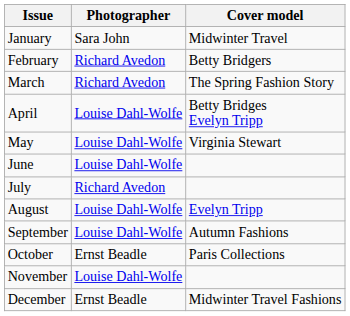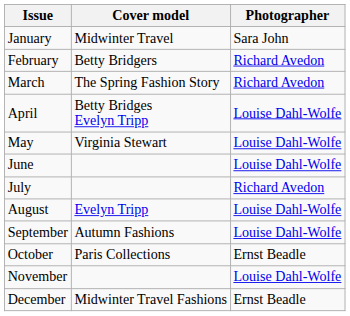columns swapped: (265, 15) <-> (128, 15)
